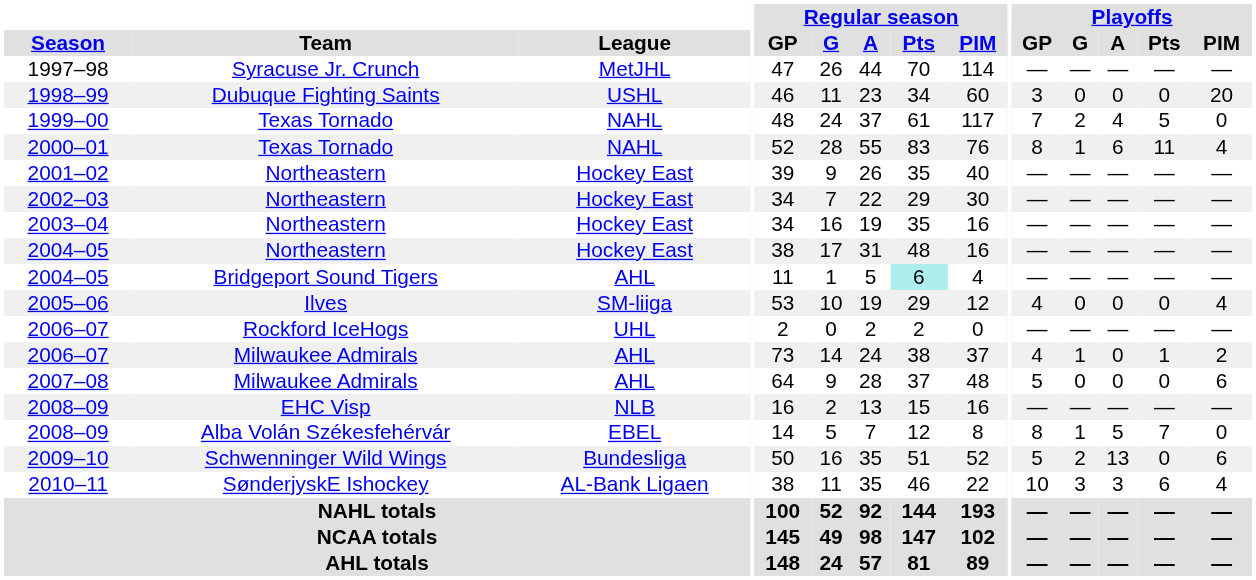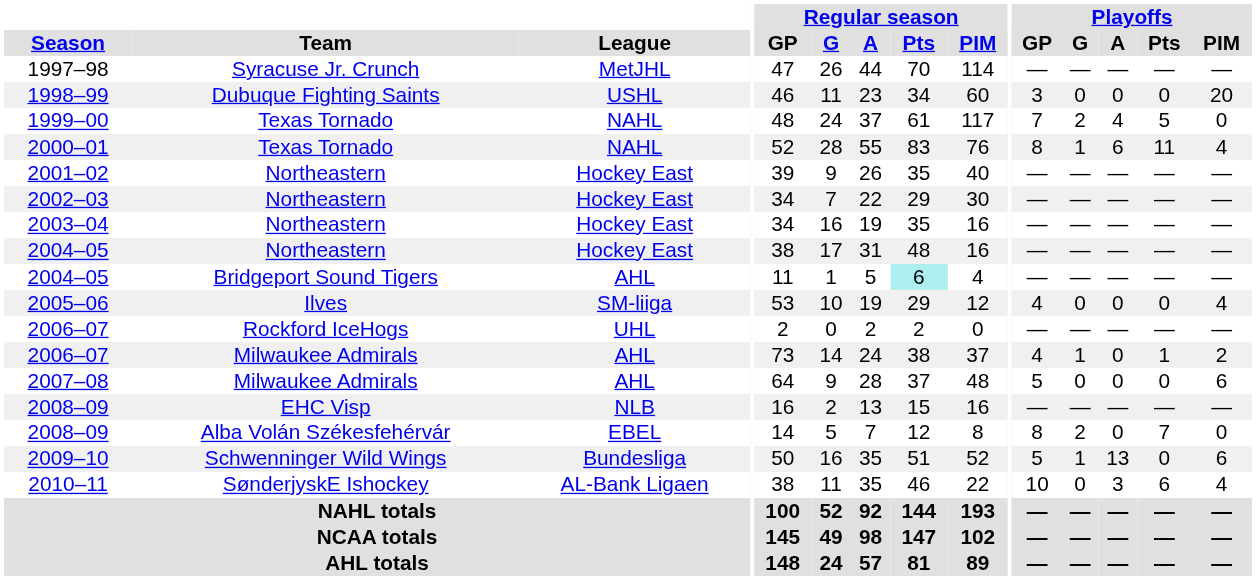(1080, 432) 1 -> (1080, 432) 2
(1118, 432) 5 -> (1118, 432) 0
(1080, 458) 2 -> (1080, 458) 1
(1080, 484) 3 -> (1080, 484) 0
